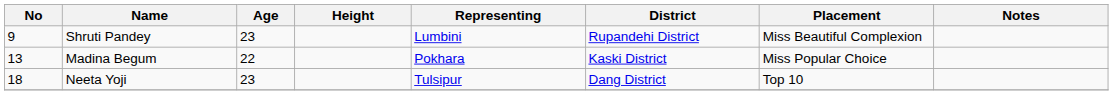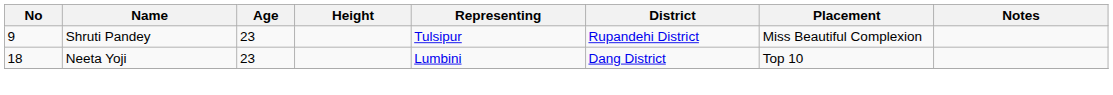(438, 37) Lumbini -> (438, 37) Tulsipur
- row: (111, 58)
(438, 80) Tulsipur -> (438, 58) Lumbini
